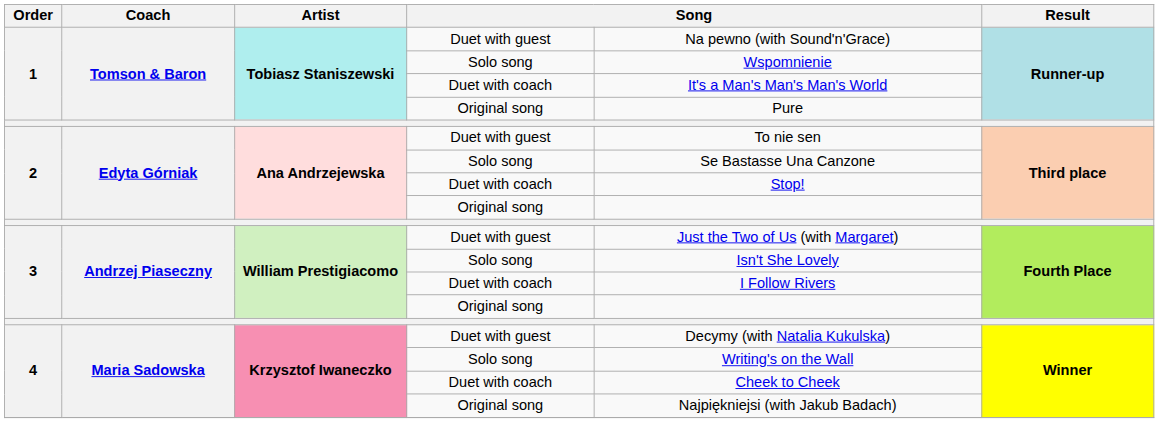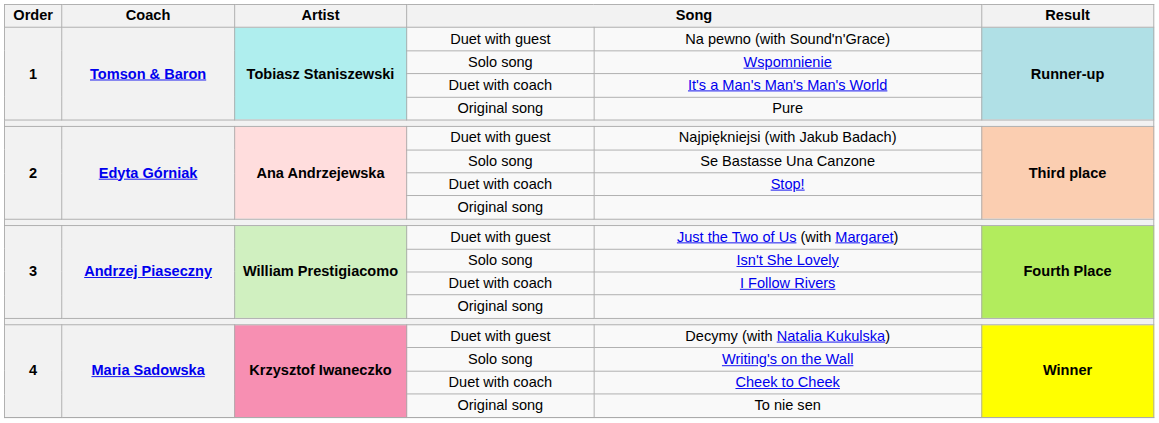(788, 138) To nie sen -> (788, 138) Najpiękniejsi (with Jakub Badach)
(788, 405) Najpiękniejsi (with Jakub Badach) -> (788, 405) To nie sen
